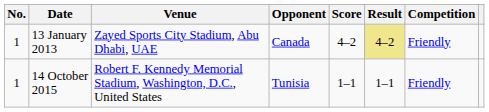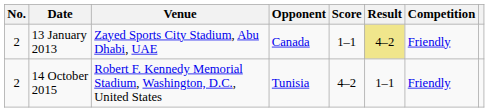(17, 41) 1 -> (17, 41) 2
(347, 41) 4–2 -> (347, 41) 1–1
(17, 83) 1 -> (17, 83) 2
(347, 83) 1–1 -> (347, 83) 4–2
